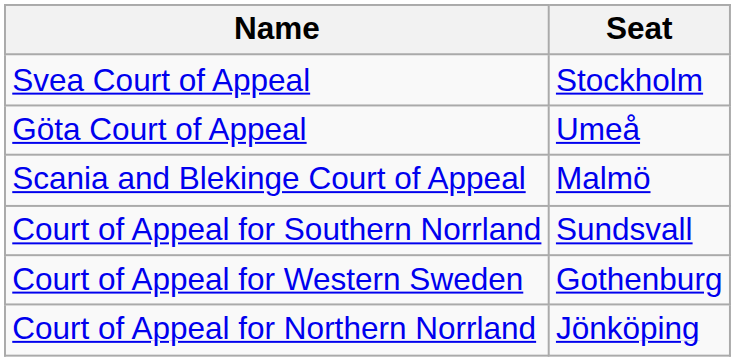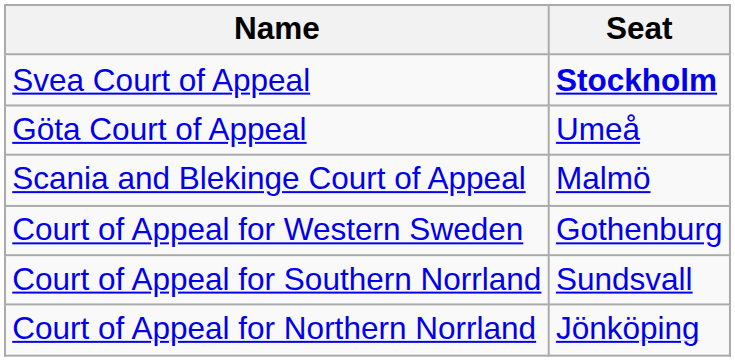(630, 79) normal -> (637, 79) bold
rows swapped: (268, 279) <-> (277, 229)
